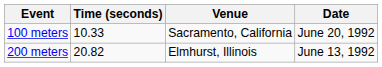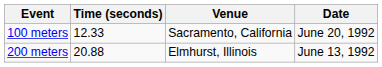(89, 33) 10.33 -> (89, 33) 12.33
(89, 52) 20.82 -> (89, 52) 20.88
